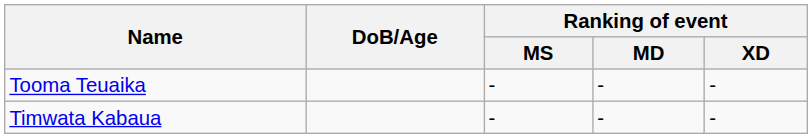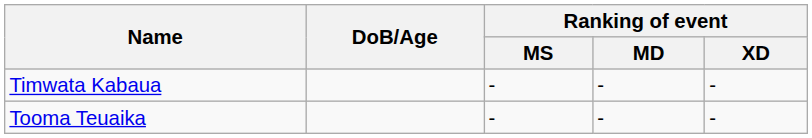rows swapped: (85, 118) <-> (78, 85)
